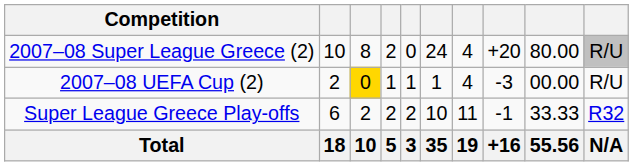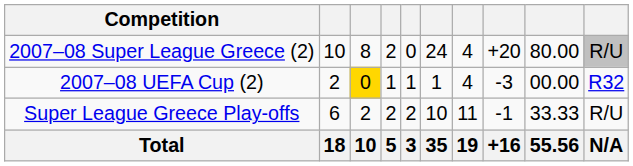(606, 82) R/U -> (606, 82) R32
(606, 113) R32 -> (606, 113) R/U
